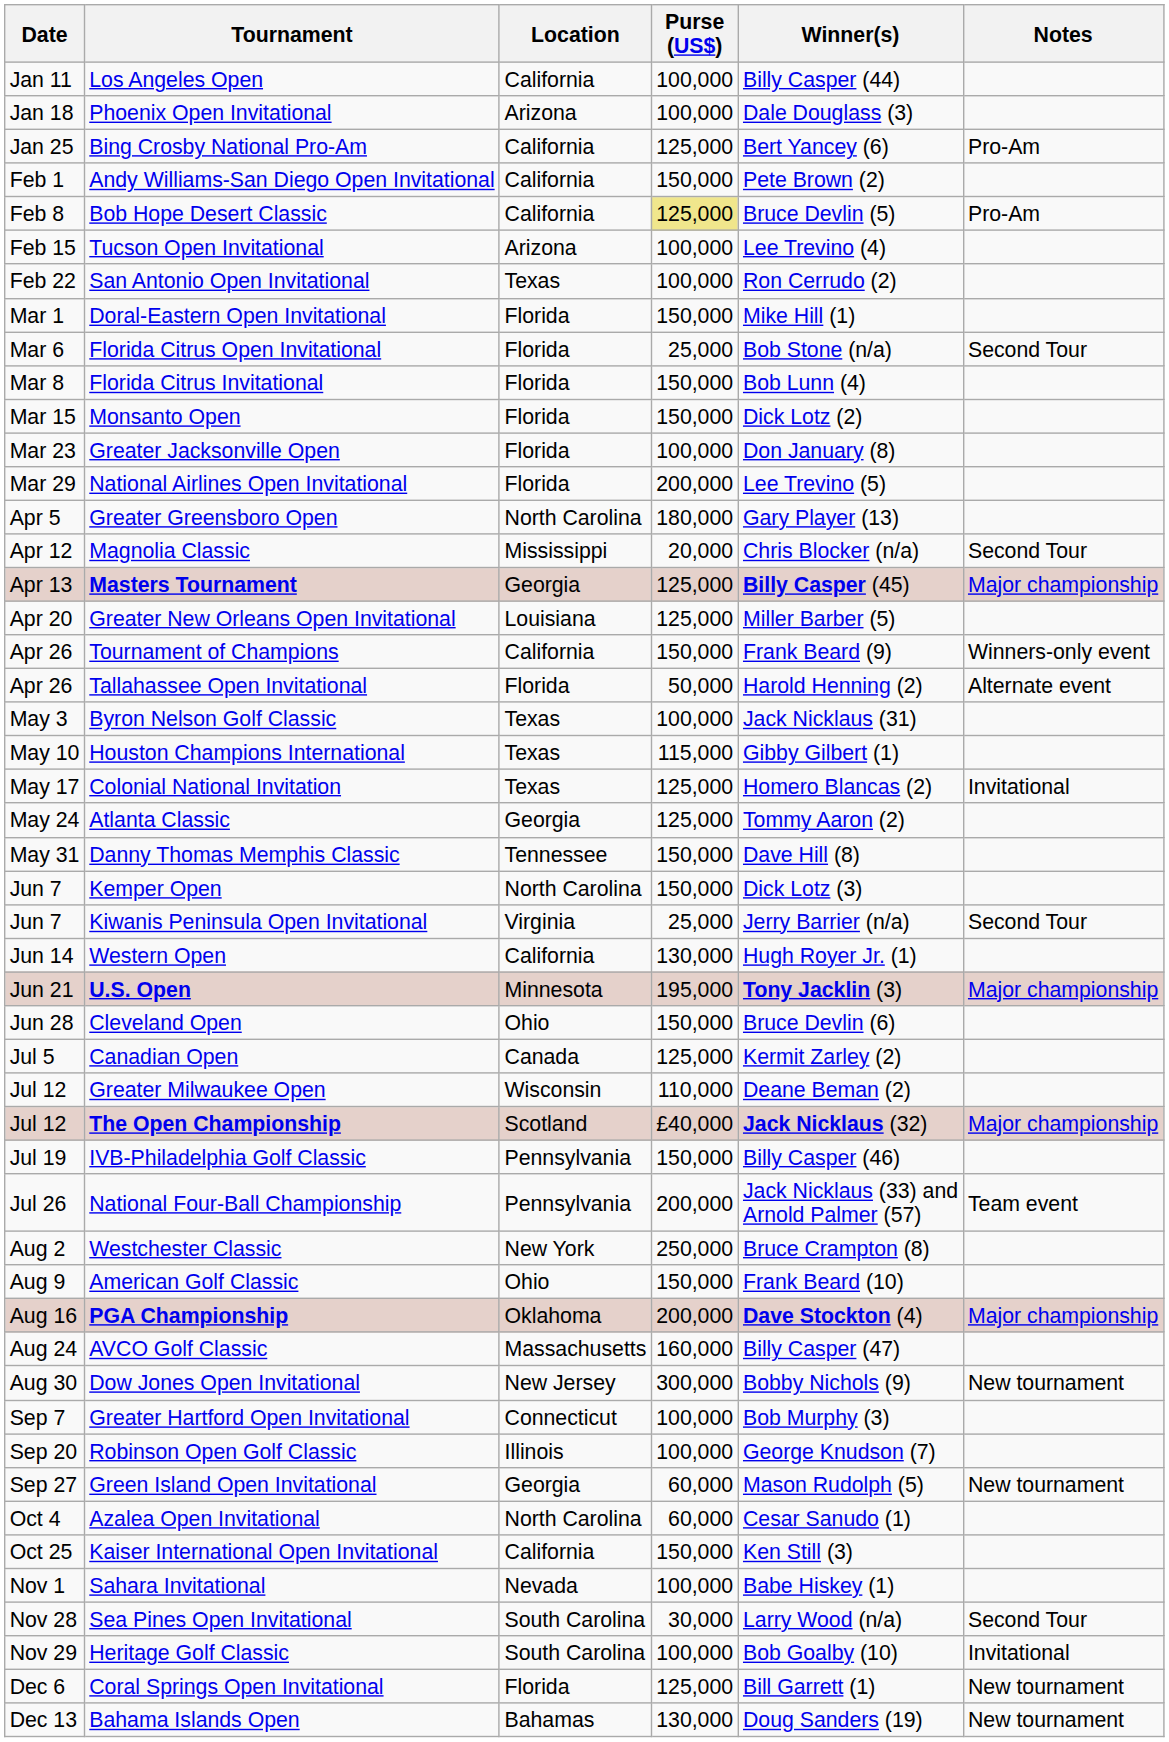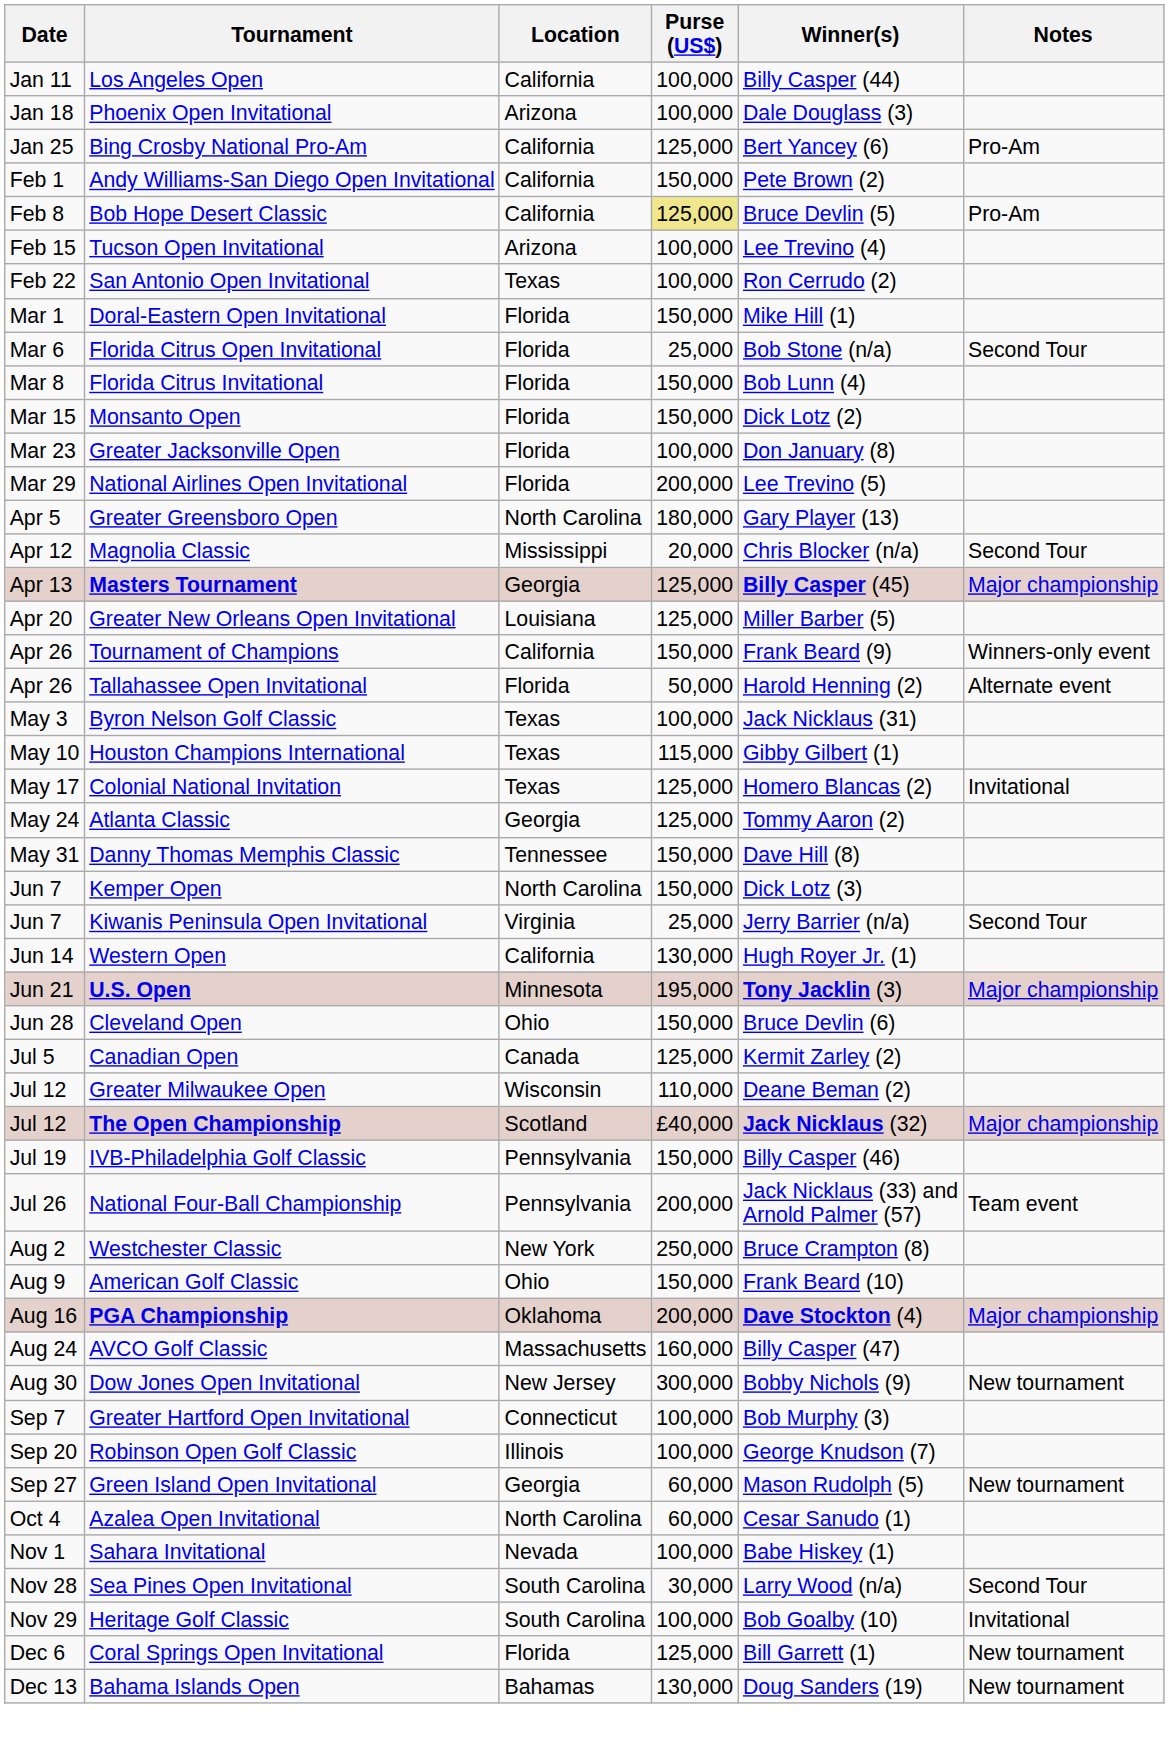- row: (264, 1552)
